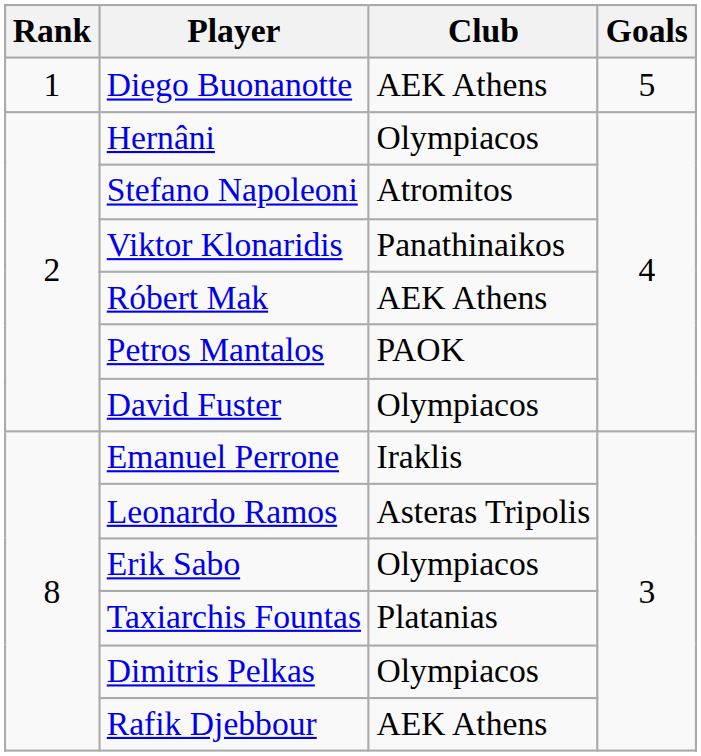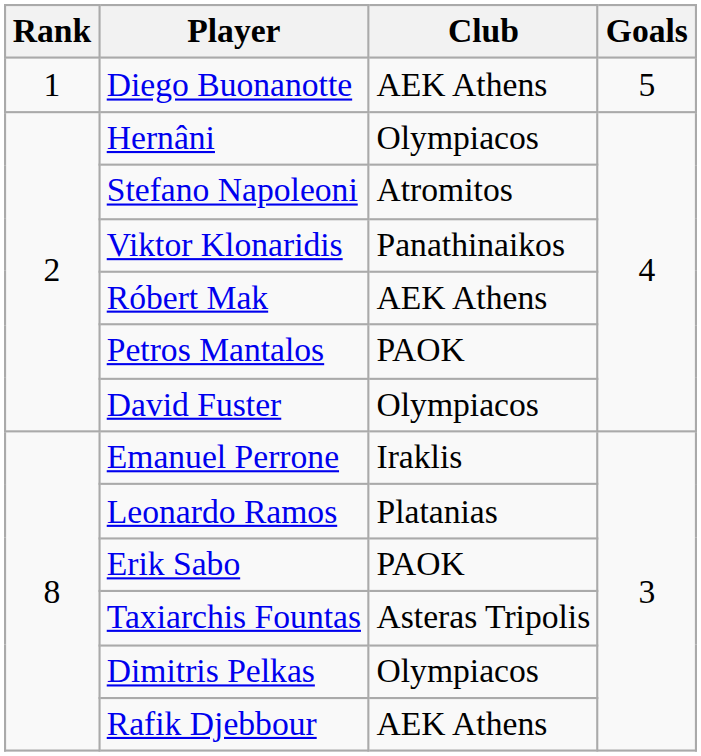(483, 510) Asteras Tripolis -> (437, 510) Platanias
(458, 564) Olympiacos -> (421, 564) PAOK
(437, 617) Platanias -> (483, 617) Asteras Tripolis
